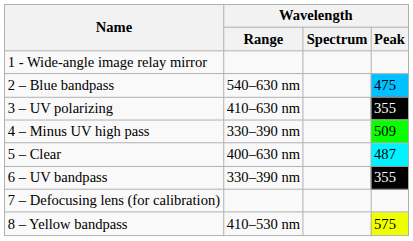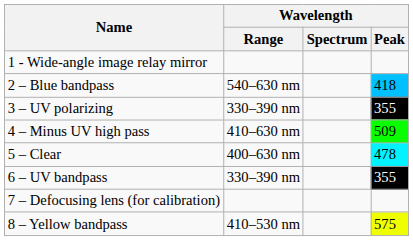(385, 85) 475 -> (385, 85) 418
(263, 108) 410–630 nm -> (263, 108) 330–390 nm
(263, 131) 330–390 nm -> (263, 131) 410–630 nm
(385, 154) 487 -> (385, 154) 478
